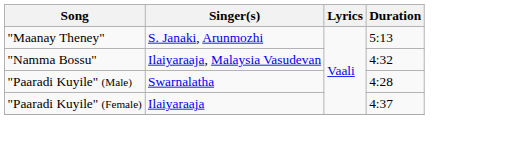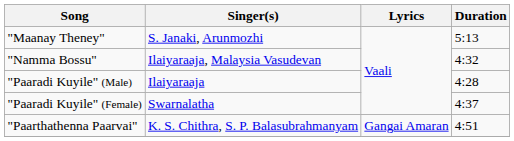(181, 81) Swarnalatha -> (176, 81) Ilaiyaraaja
(176, 103) Ilaiyaraaja -> (181, 103) Swarnalatha
+ row: (73, 125)
